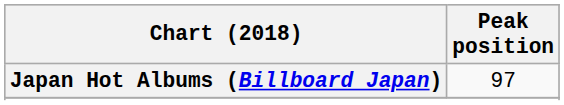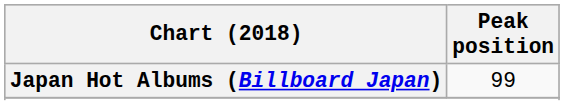(503, 81) 97 -> (503, 81) 99
